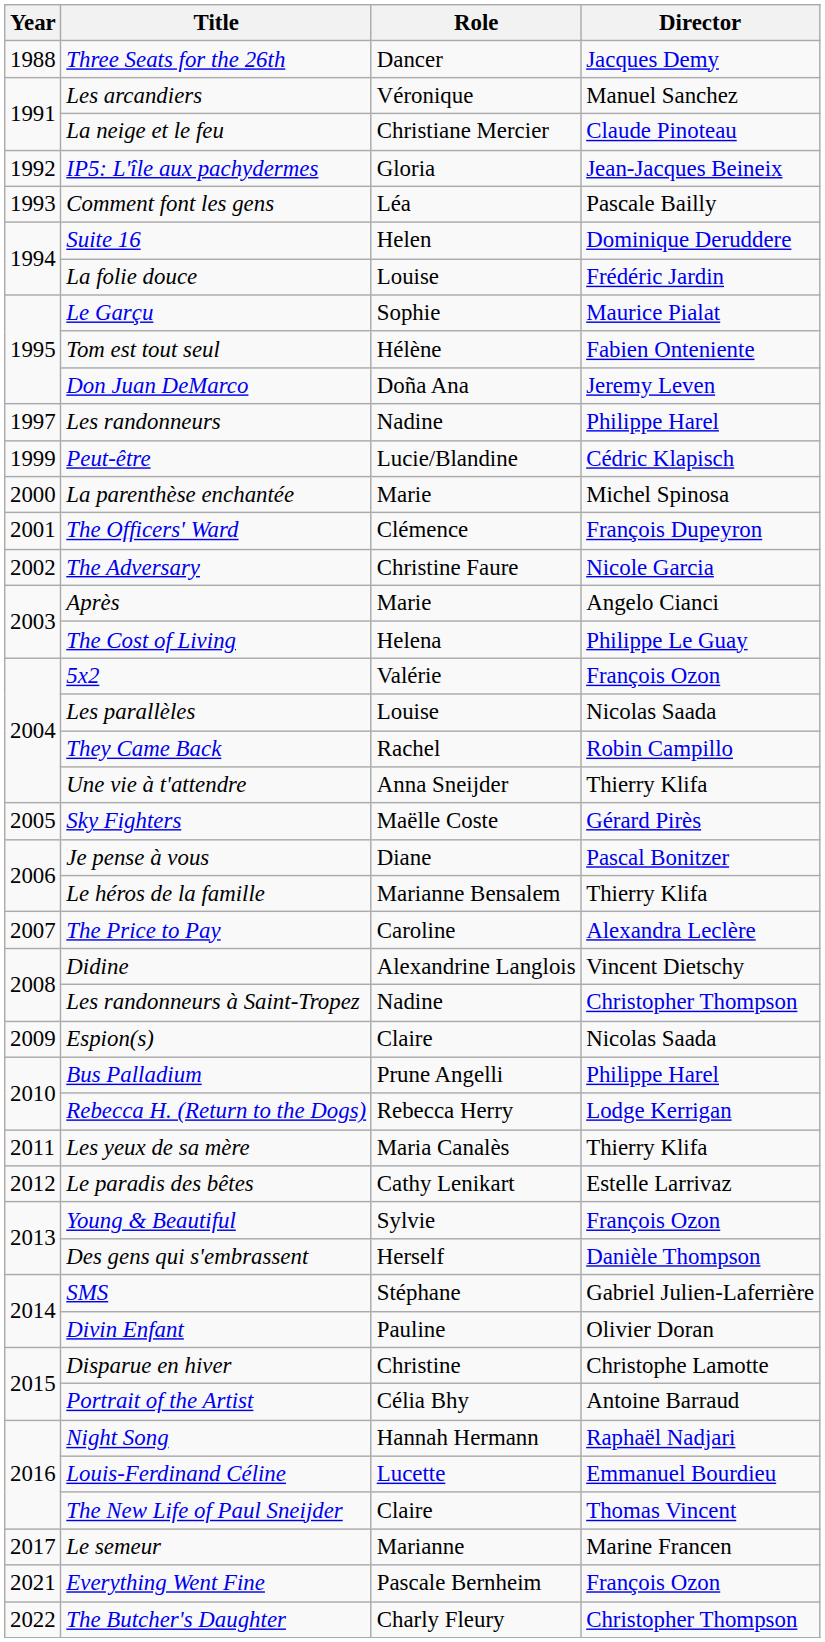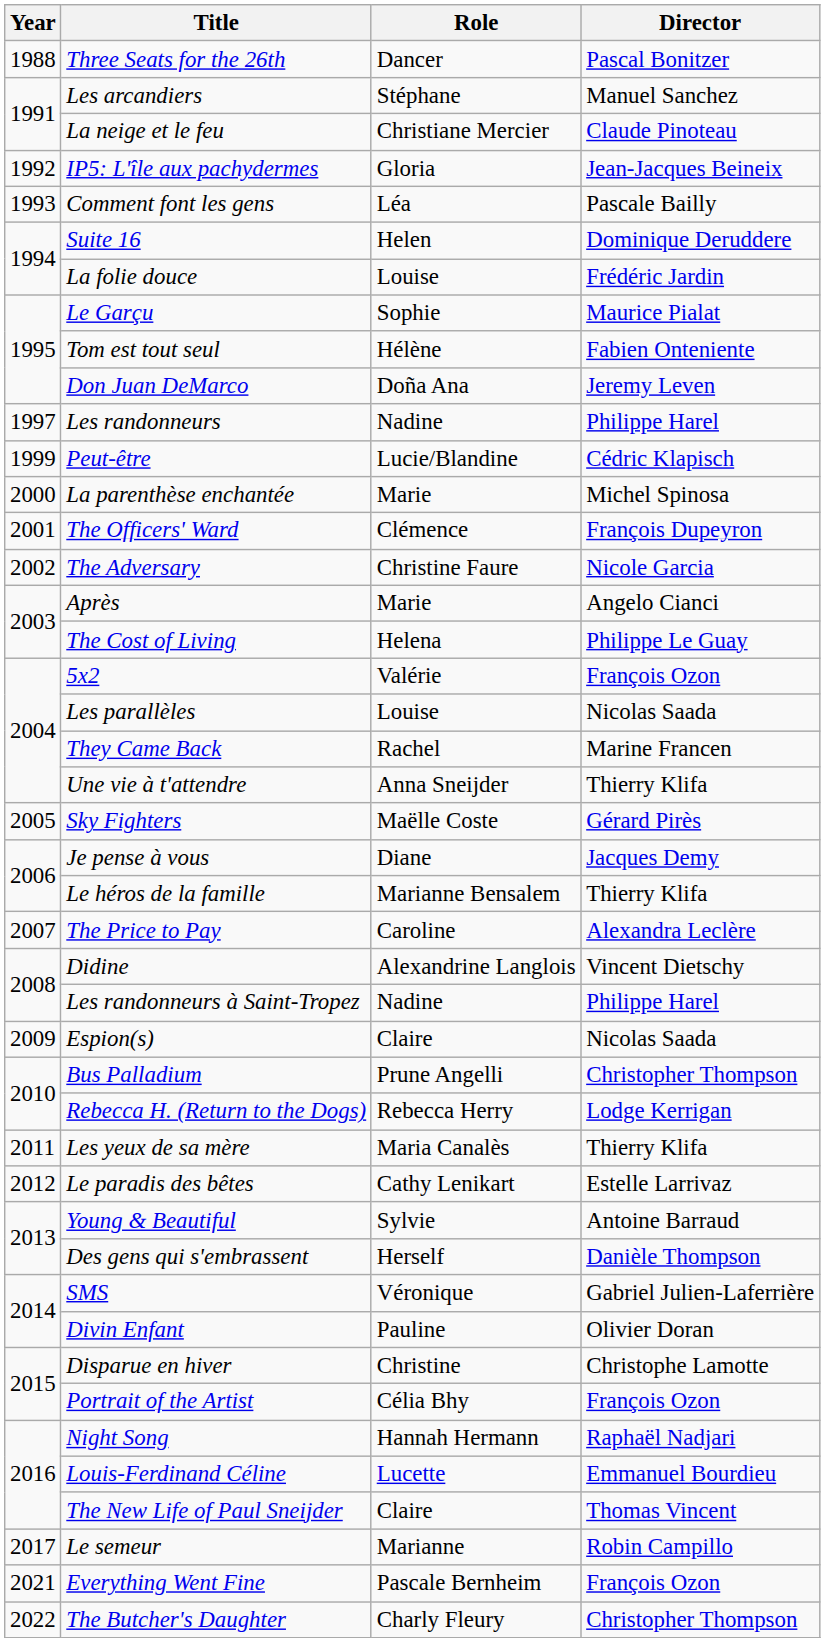(653, 58) Jacques Demy -> (658, 58) Pascal Bonitzer
(425, 95) Véronique -> (419, 95) Stéphane
(660, 748) Robin Campillo -> (659, 748) Marine Francen
(658, 857) Pascal Bonitzer -> (653, 857) Jacques Demy
(692, 1002) Christopher Thompson -> (653, 1002) Philippe Harel
(653, 1074) Philippe Harel -> (692, 1074) Christopher Thompson
(653, 1220) François Ozon -> (663, 1220) Antoine Barraud
(419, 1292) Stéphane -> (425, 1292) Véronique
(663, 1401) Antoine Barraud -> (653, 1401) François Ozon
(659, 1546) Marine Francen -> (660, 1546) Robin Campillo
